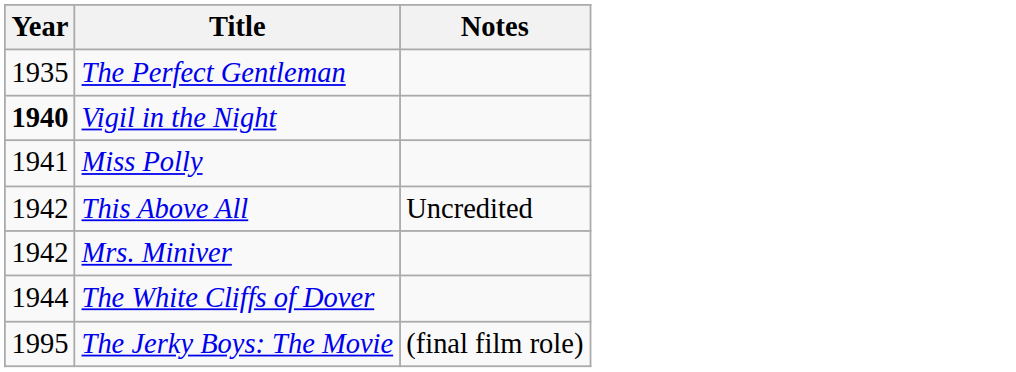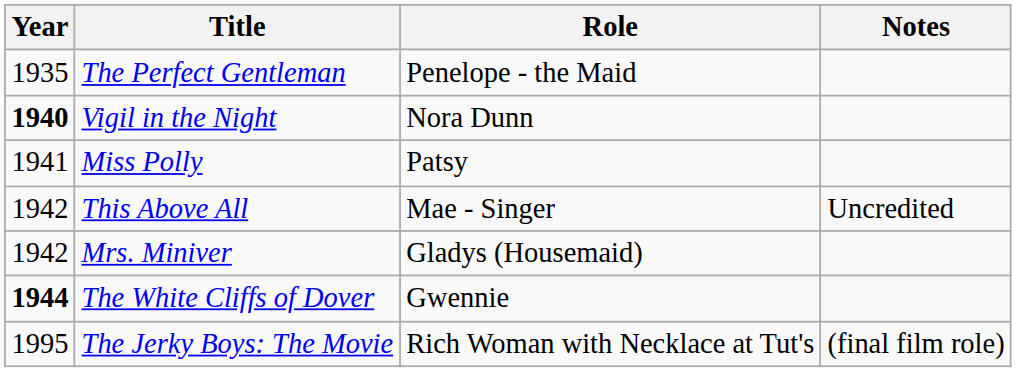+ column: (610, 27)
(40, 298) normal -> (40, 298) bold
